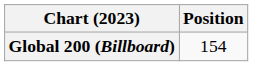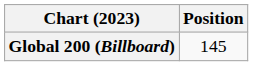(213, 46) 154 -> (213, 46) 145
